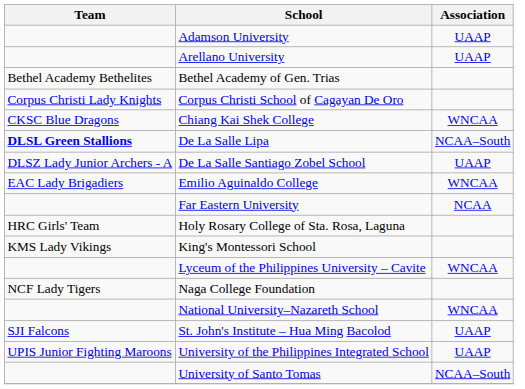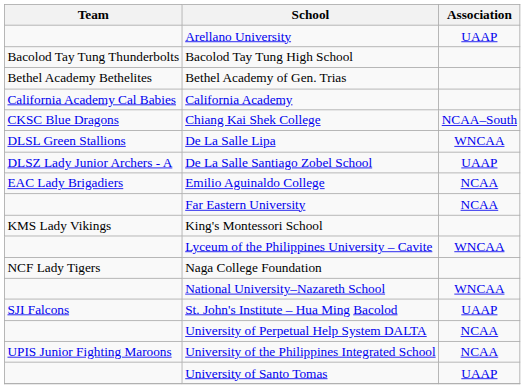- row: (234, 36)
+ row: (269, 57)
+ row: (239, 99)
- row: (291, 99)
(473, 120) WNCAA -> (479, 120) NCAA–South
(70, 141) bold -> (67, 141) normal
(473, 141) NCAA–South -> (479, 141) WNCAA
(473, 183) WNCAA -> (479, 183) NCAA
- row: (292, 225)
+ row: (306, 330)
(473, 352) UAAP -> (479, 352) NCAA
(473, 373) NCAA–South -> (479, 373) UAAP
